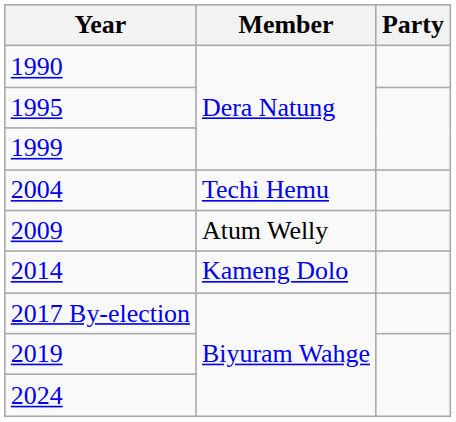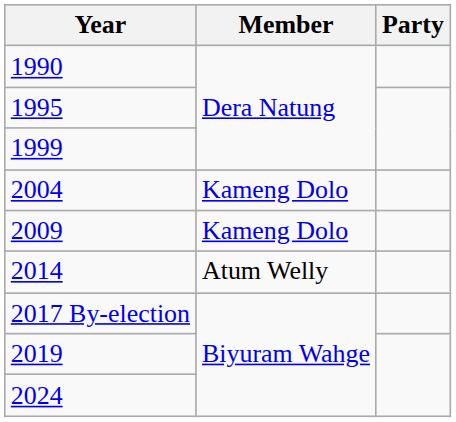(265, 189) Techi Hemu -> (275, 189) Kameng Dolo
(265, 230) Atum Welly -> (275, 230) Kameng Dolo
(275, 271) Kameng Dolo -> (265, 271) Atum Welly
